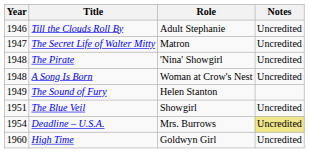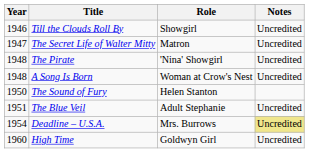(193, 28) Adult Stephanie -> (178, 28) Showgirl
(17, 92) 1949 -> (17, 92) 1950
(178, 108) Showgirl -> (193, 108) Adult Stephanie
